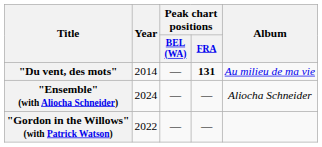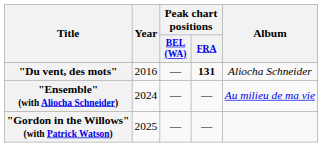(146, 71) 2014 -> (146, 71) 2016
(270, 71) Au milieu de ma vie -> (270, 71) Aliocha Schneider
(270, 96) Aliocha Schneider -> (270, 96) Au milieu de ma vie
(146, 126) 2022 -> (146, 126) 2025
